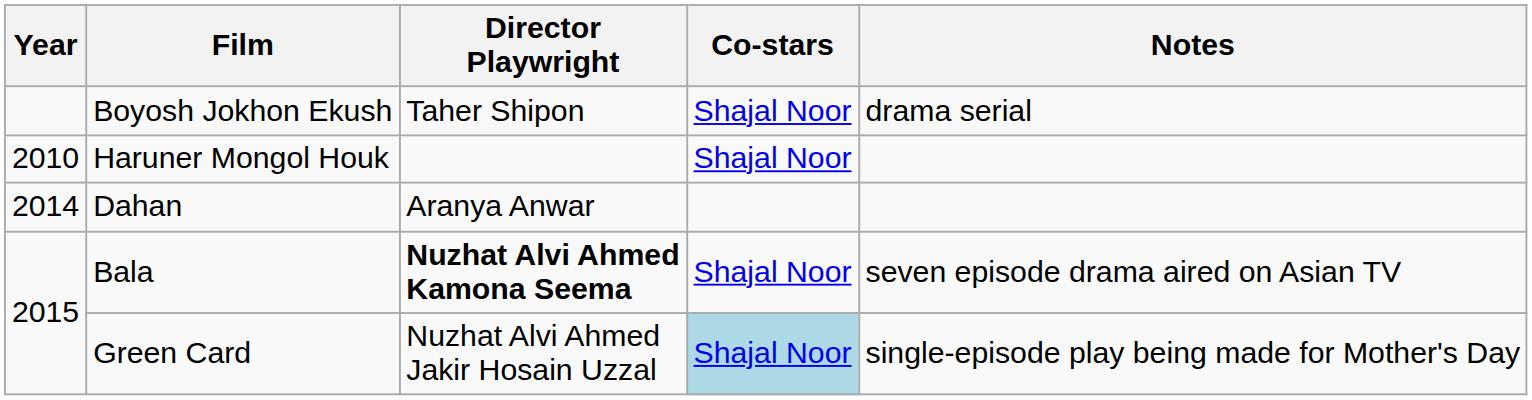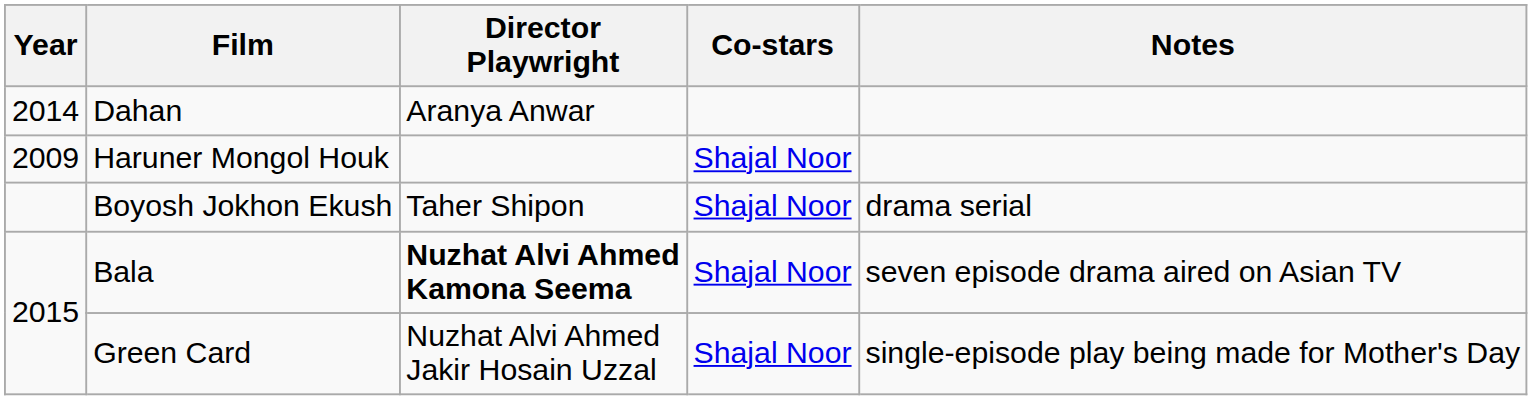rows swapped: (243, 110) <-> (138, 206)
(46, 158) 2010 -> (46, 158) 2009
(773, 353) lightblue background -> (773, 353) no background
